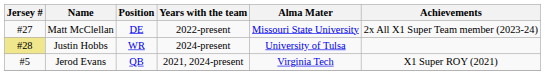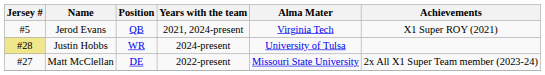rows swapped: (81, 62) <-> (81, 29)
